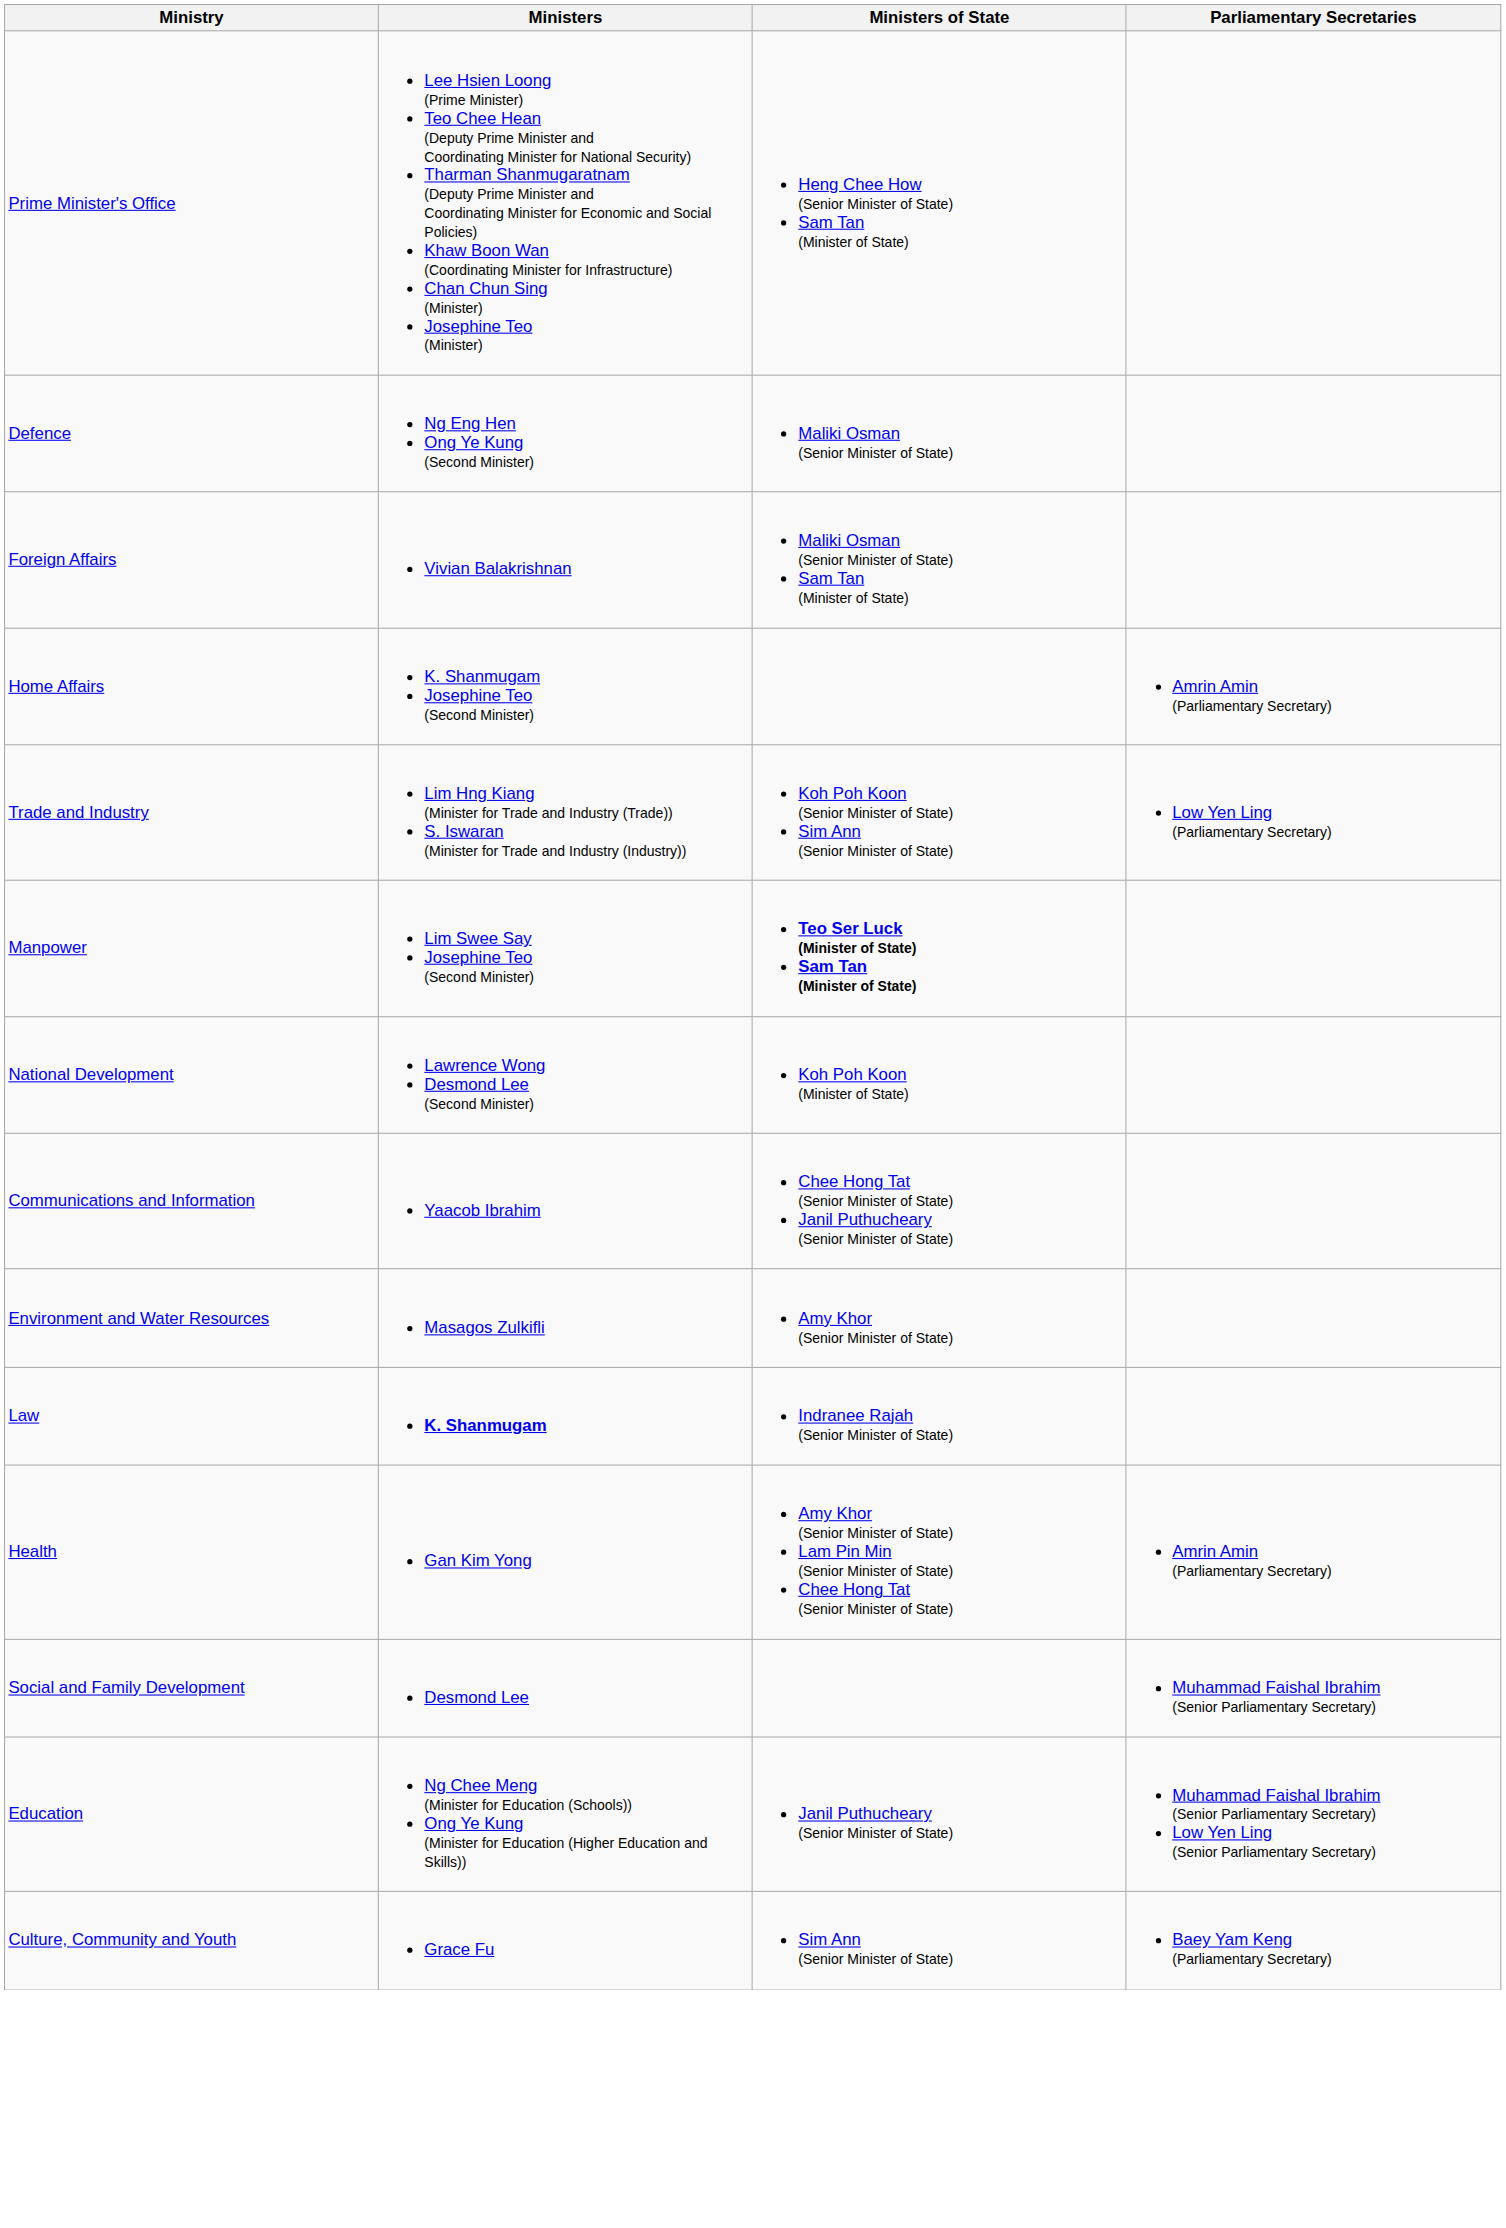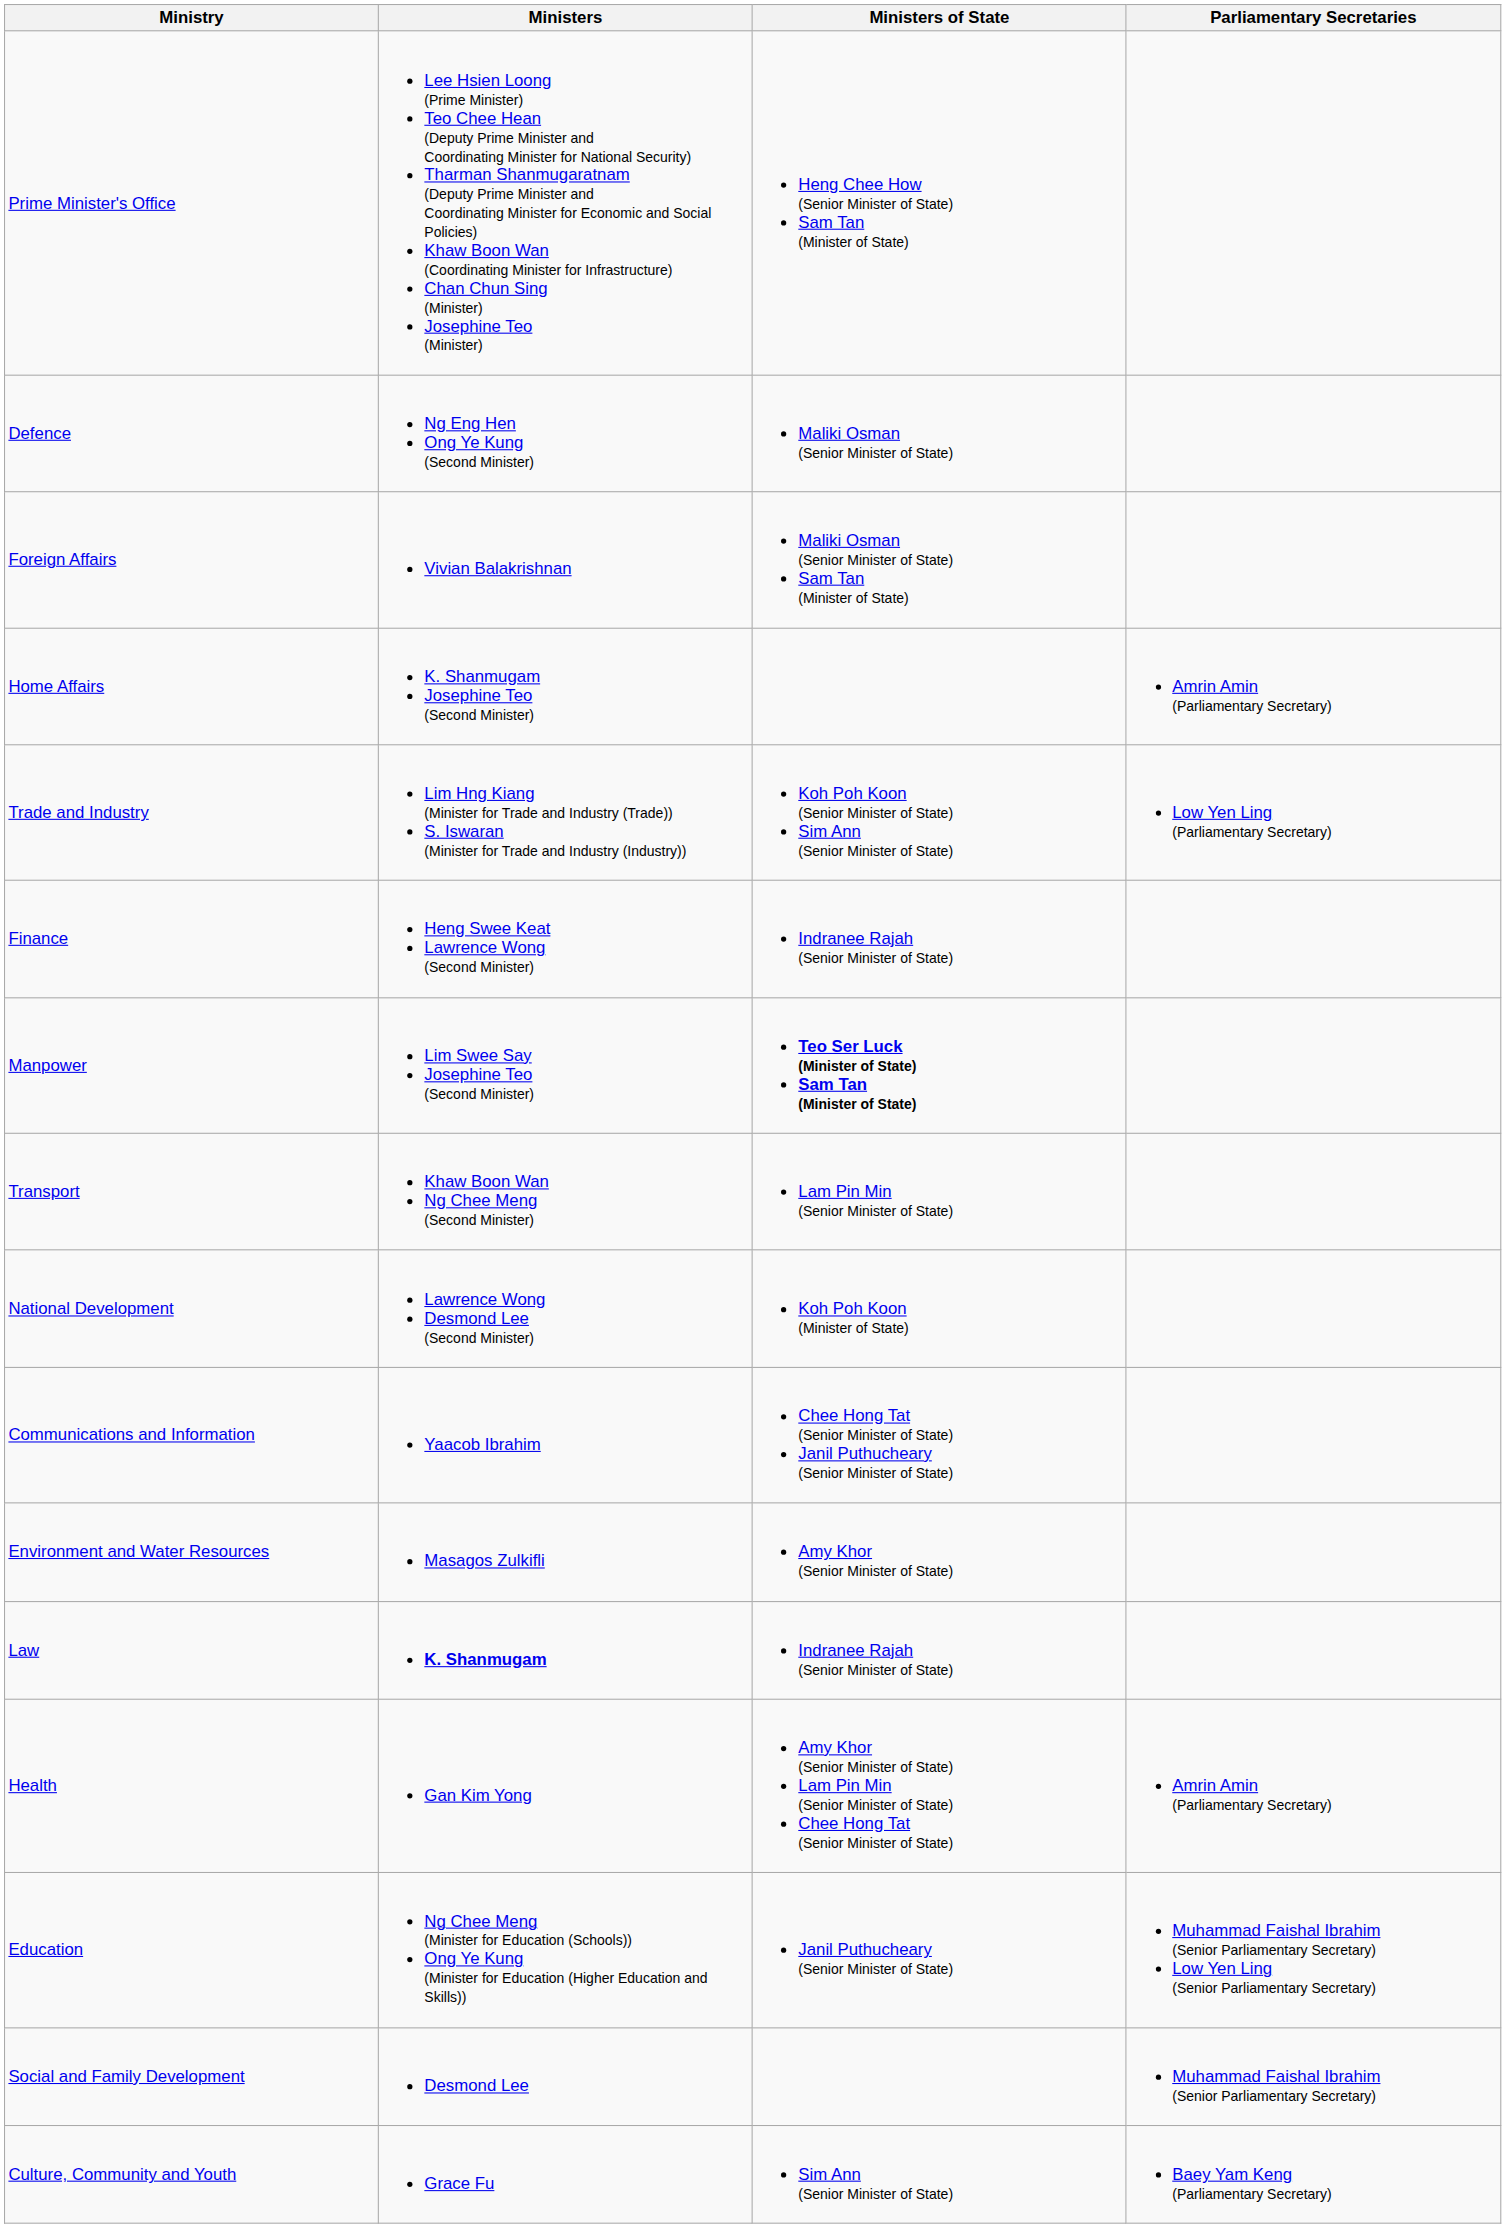+ row: (38, 938)
+ row: (44, 1191)
rows swapped: (46, 1814) <-> (127, 1687)
